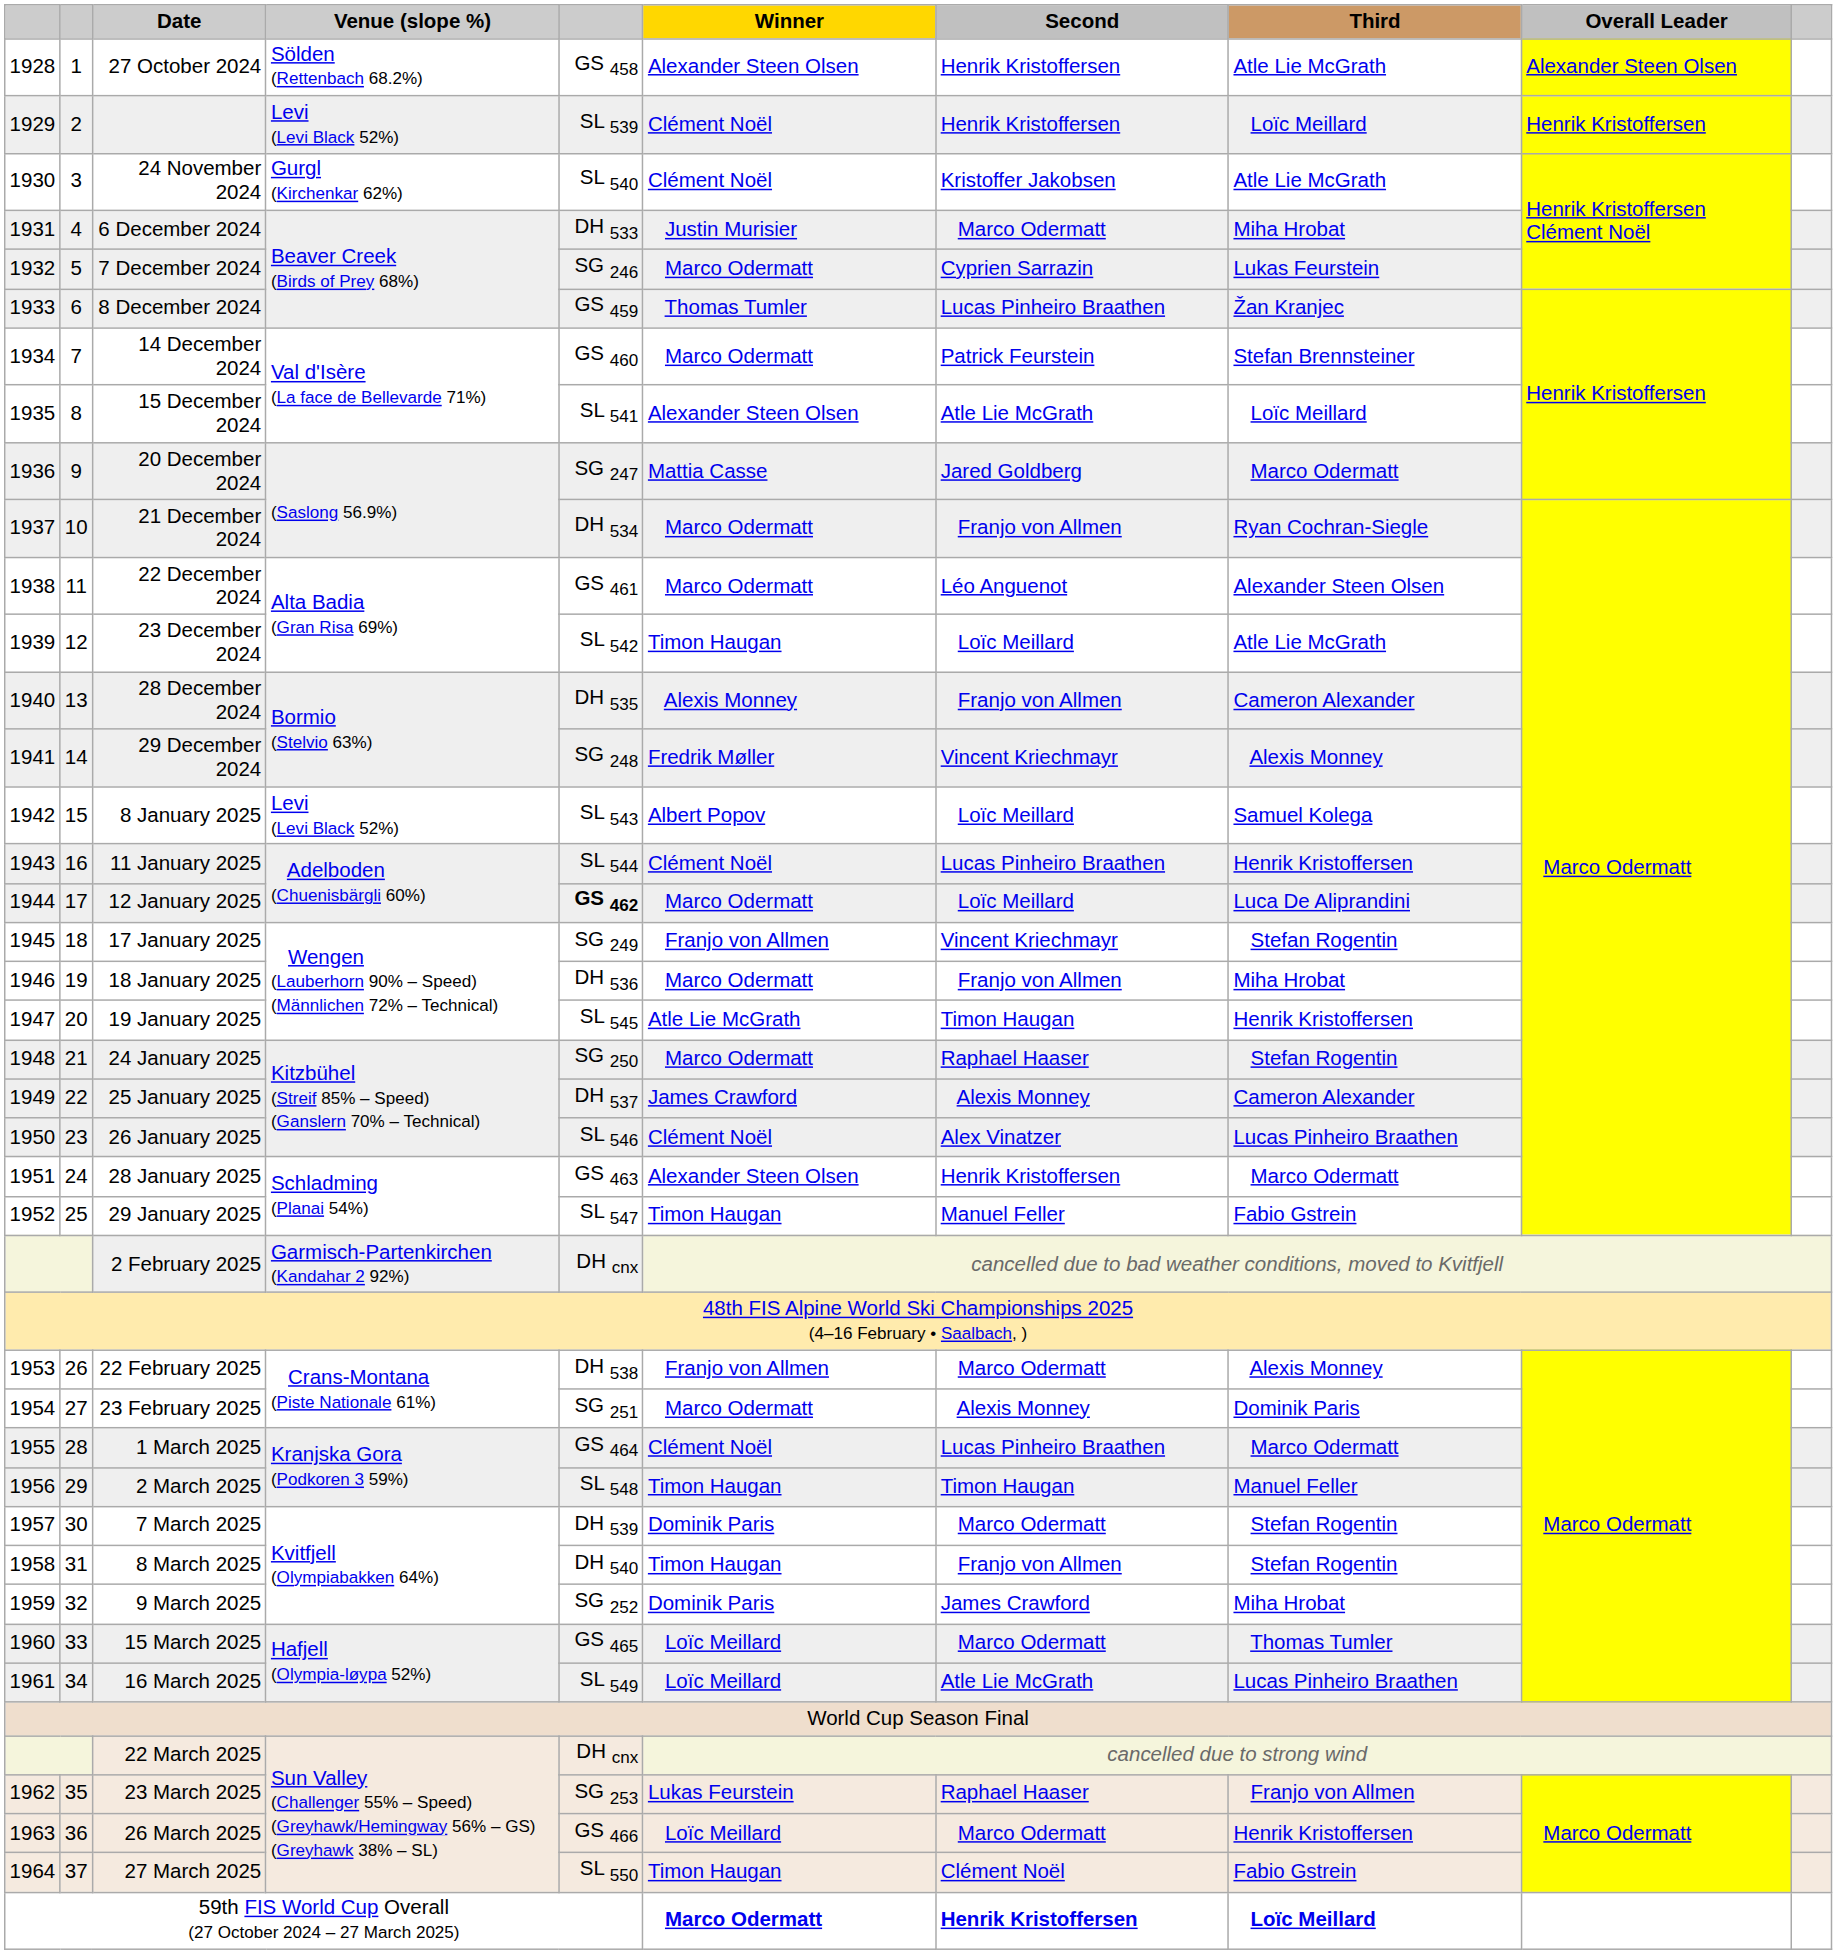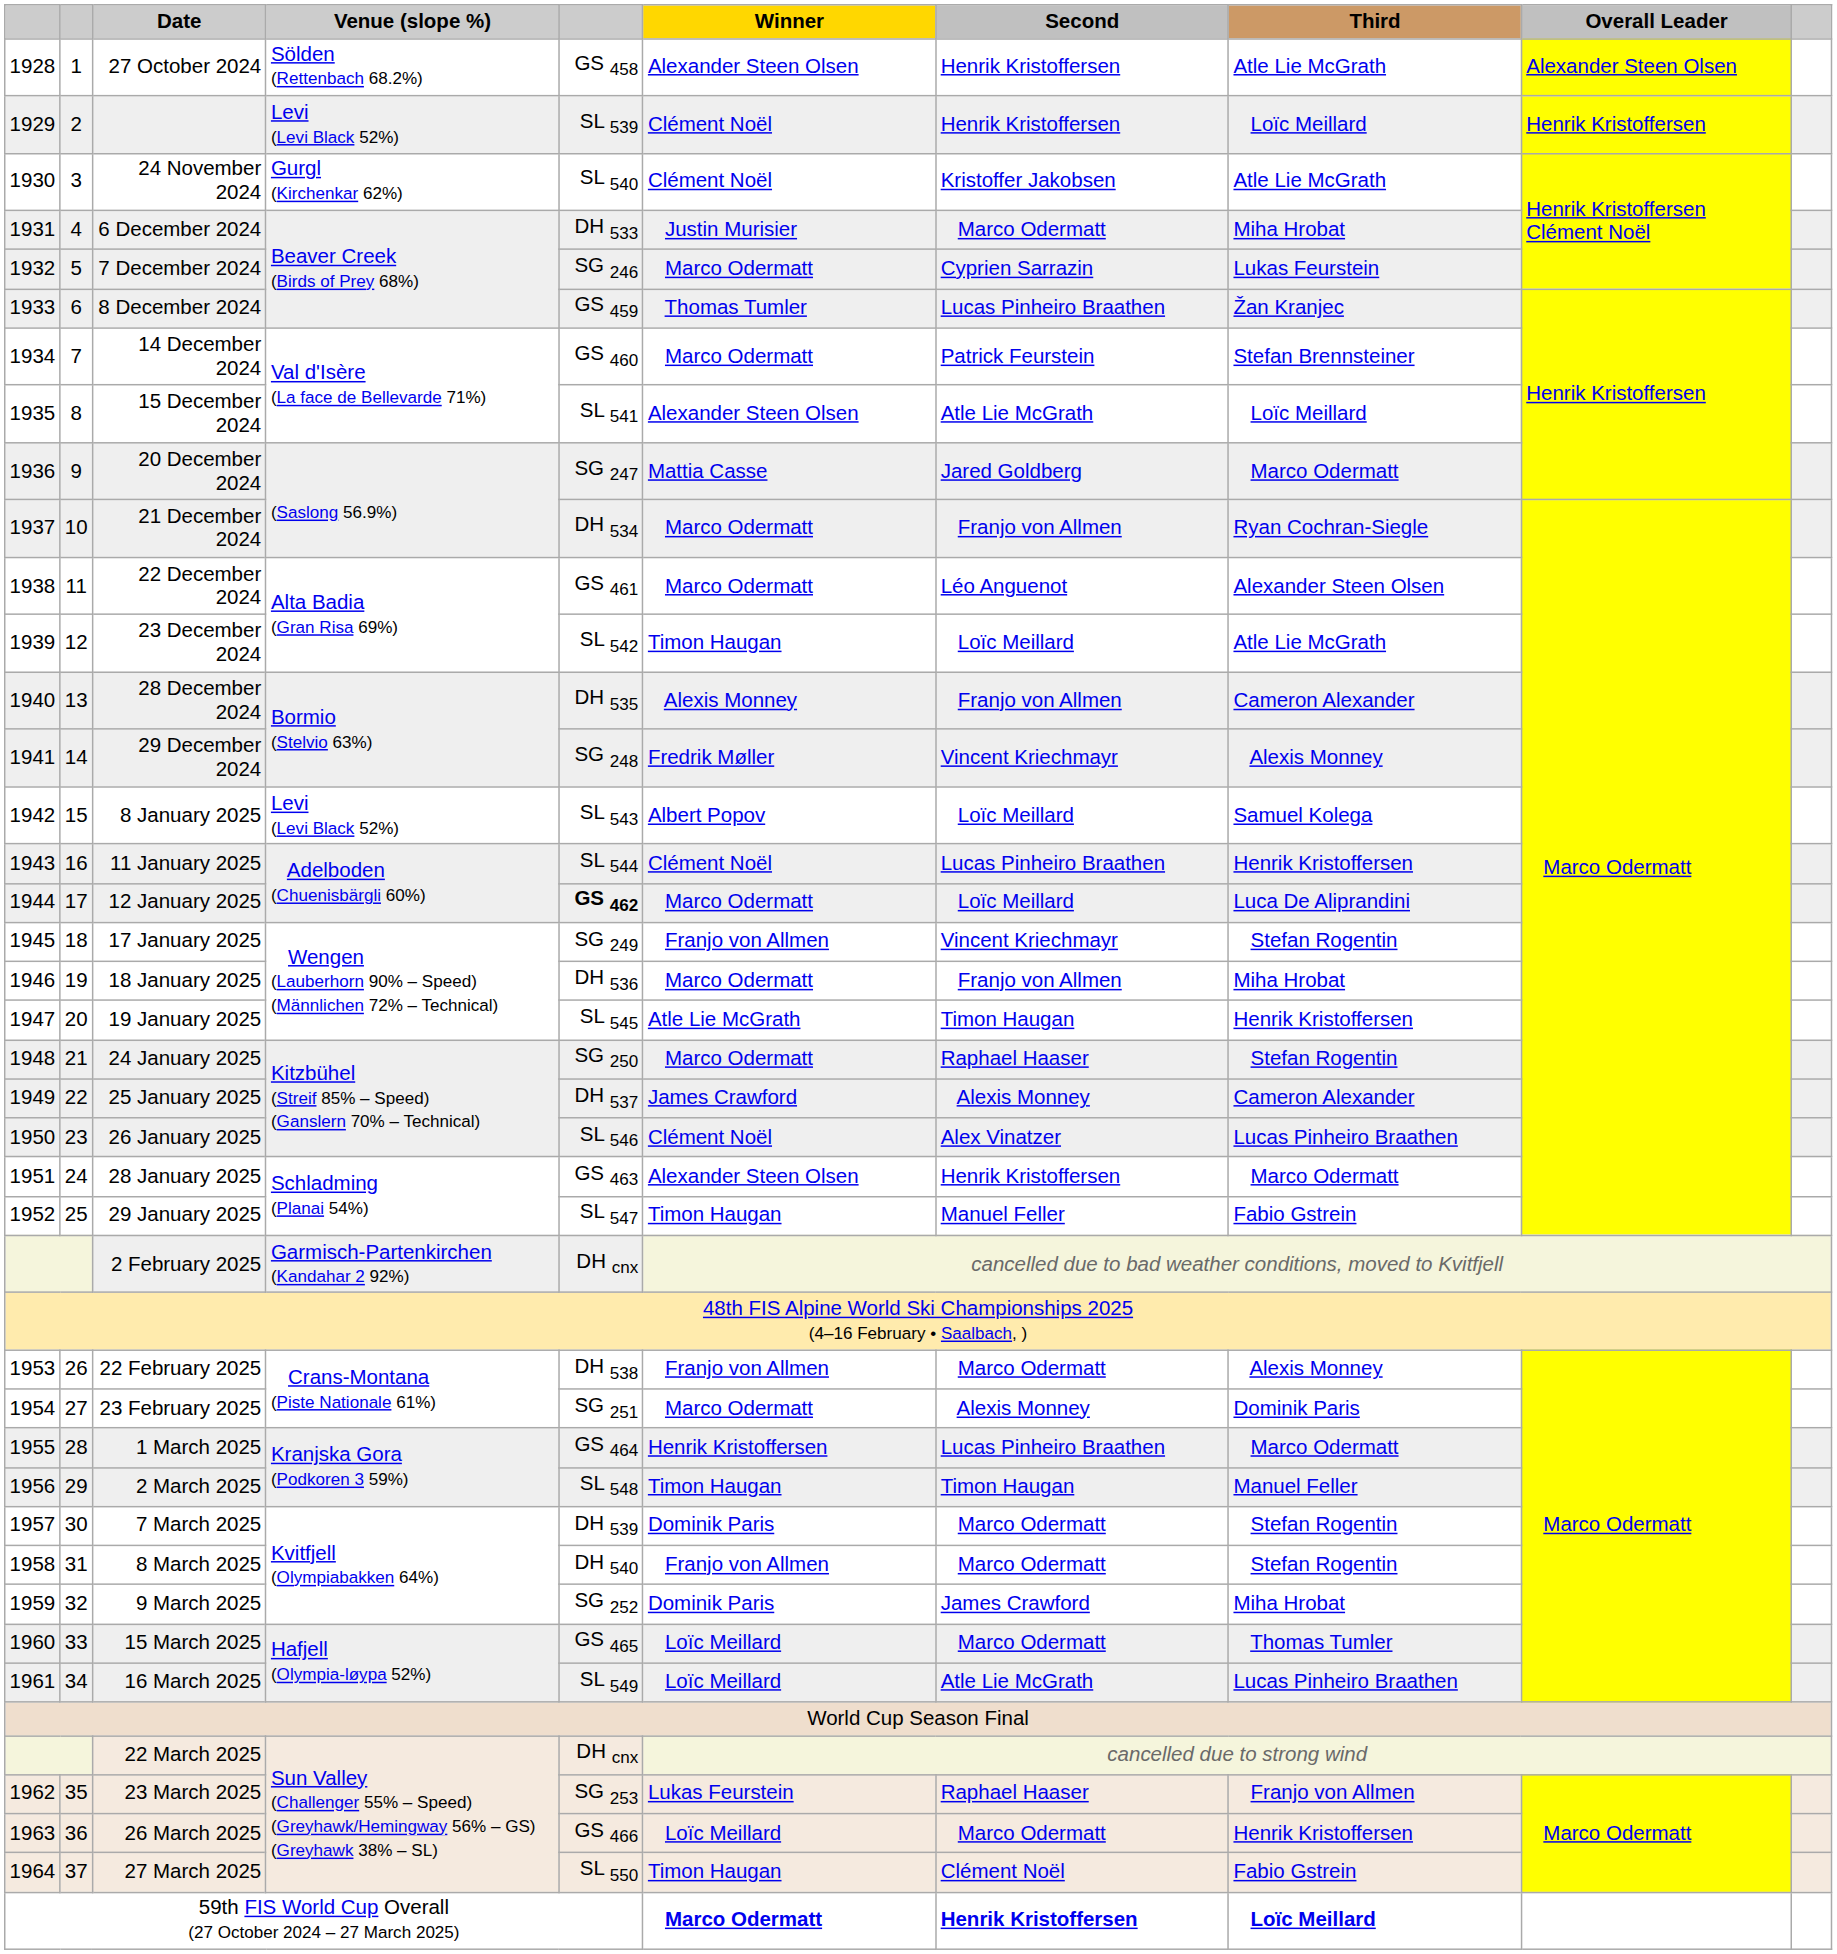(710, 1447) Clément Noël -> (738, 1447) Henrik Kristoffersen
(715, 1564) Timon Haugan -> (738, 1564) Franjo von Allmen
(1031, 1564) Franjo von Allmen -> (1023, 1564) Marco Odermatt
